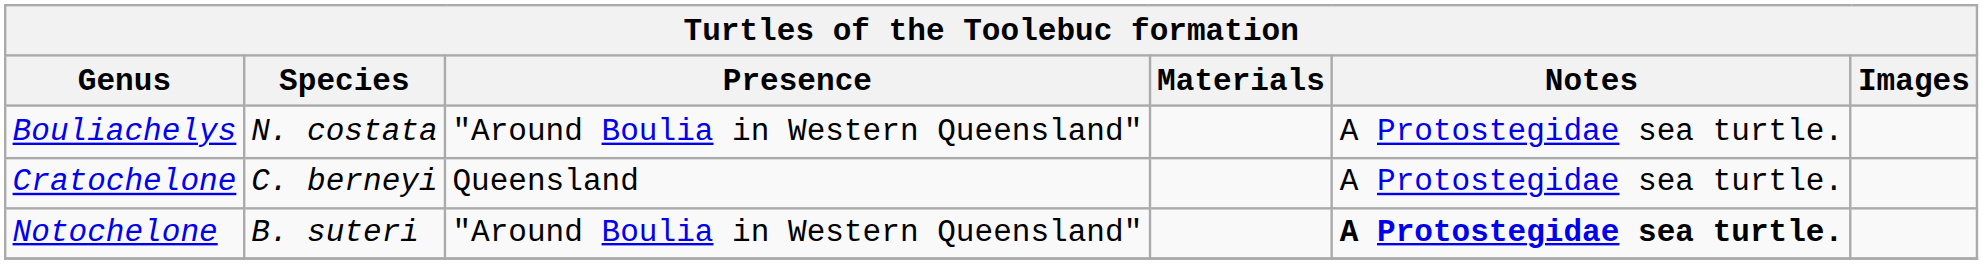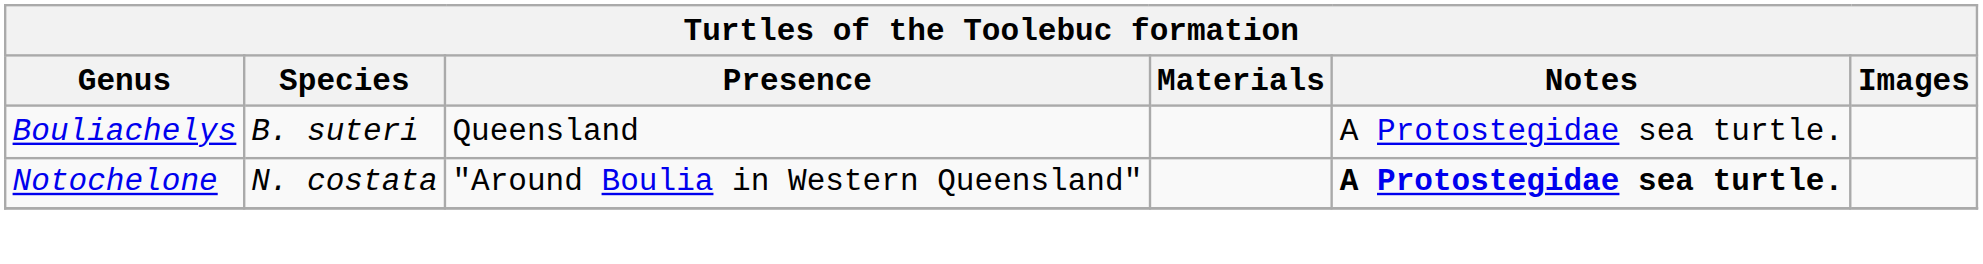(344, 132) N. costata -> (335, 132) B. suteri
(797, 132) "Around Boulia in Western Queensland" -> (546, 132) Queensland
- row: (124, 182)
(335, 233) B. suteri -> (344, 182) N. costata
